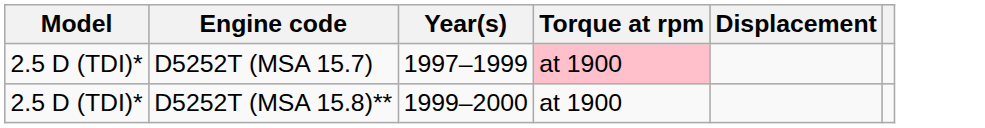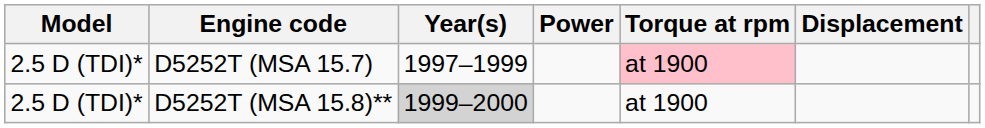+ column: (576, 24)
(466, 102) no background -> (466, 102) lightgrey background
